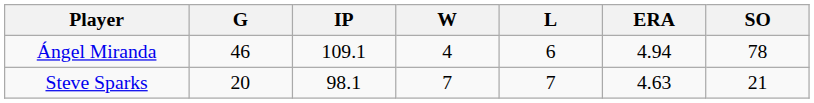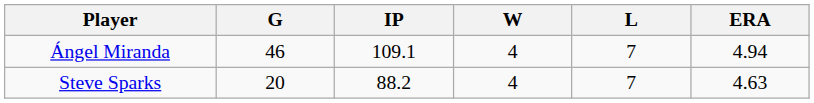- column: (758, 20)
(551, 51) 6 -> (631, 51) 7
(344, 82) 98.1 -> (394, 82) 88.2
(447, 82) 7 -> (513, 82) 4
